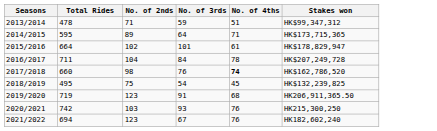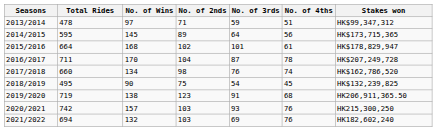+ column: (149, 10)
(235, 34) 71 -> (288, 34) 56
(182, 59) 84 -> (235, 59) 87
(235, 71) bold -> (288, 71) normal
(131, 120) 123 -> (184, 120) 103
(182, 120) 67 -> (235, 120) 69
